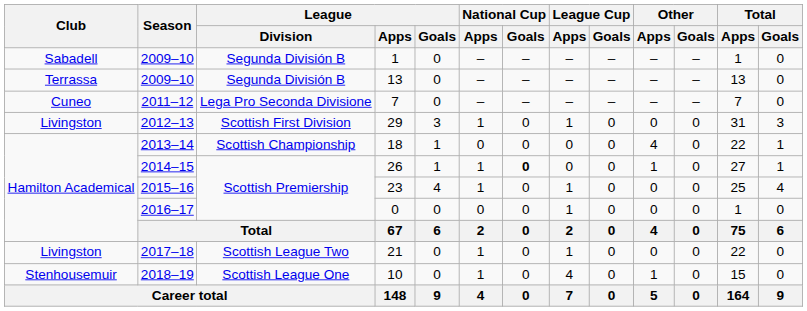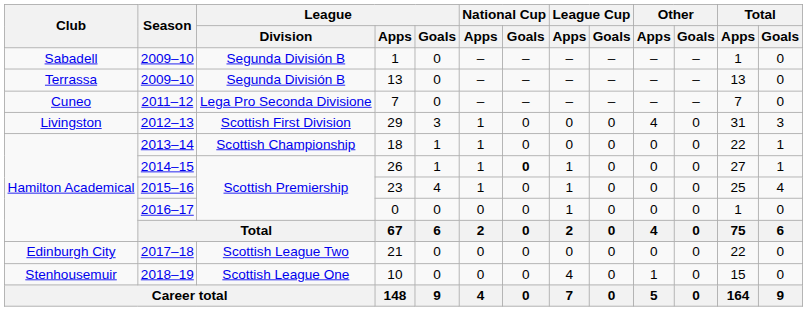(569, 123) 1 -> (569, 123) 0
(654, 123) 0 -> (654, 123) 4
(481, 144) 0 -> (481, 144) 1
(654, 144) 4 -> (654, 144) 0
(569, 166) 0 -> (569, 166) 1
(654, 166) 1 -> (654, 166) 0
(71, 252) Livingston -> (71, 252) Edinburgh City
(481, 252) 1 -> (481, 252) 0
(569, 252) 1 -> (569, 252) 0
(481, 274) 1 -> (481, 274) 0
